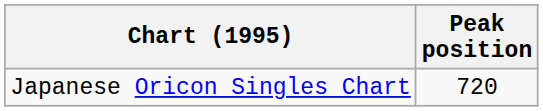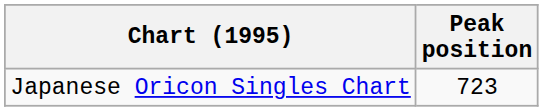(477, 88) 720 -> (477, 88) 723
